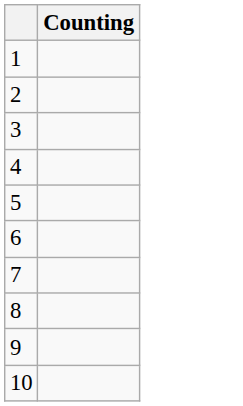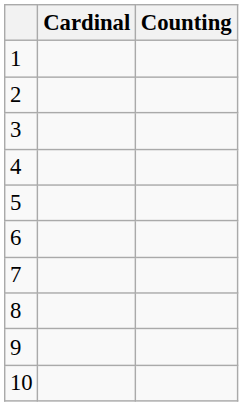+ column: (87, 22)
